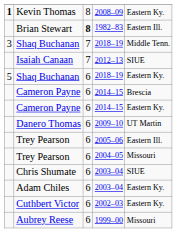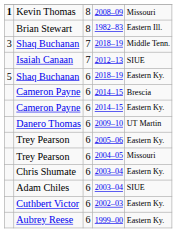(146, 12) Eastern Ky. -> (141, 12) Missouri
(88, 28) bold -> (88, 28) normal
(144, 140) Eastern Ill. -> (146, 140) Eastern Ky.
(136, 172) SIUE -> (146, 172) Eastern Ky.
(146, 188) Eastern Ky. -> (136, 188) SIUE
(141, 220) Missouri -> (146, 220) Eastern Ky.
